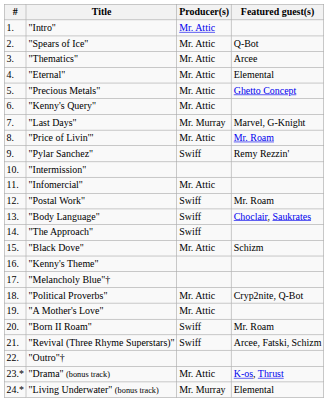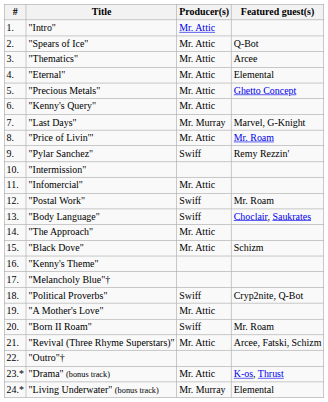(190, 232) Swiff -> (197, 232) Mr. Attic
(197, 295) Mr. Attic -> (190, 295) Swiff
(190, 342) Swiff -> (197, 342) Mr. Attic
